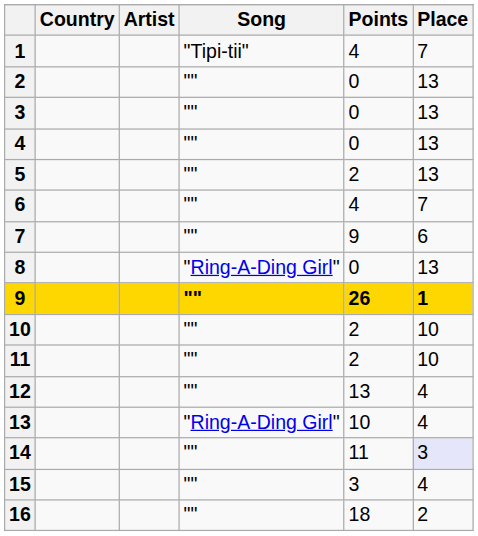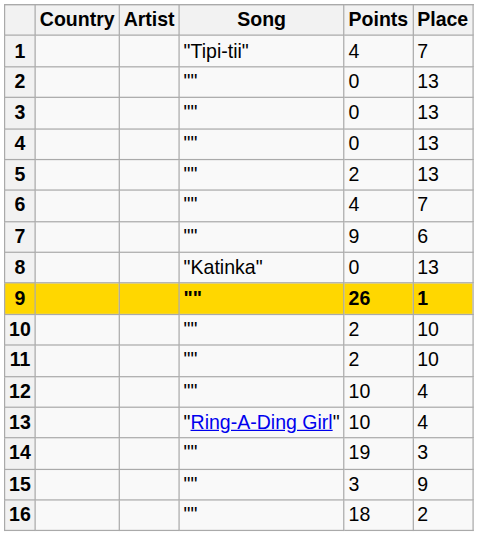(262, 267) "Ring-A-Ding Girl" -> (223, 267) "Katinka"
(359, 391) 13 -> (359, 391) 10
(359, 453) 11 -> (359, 453) 19
(423, 453) lavender background -> (423, 453) no background
(423, 484) 4 -> (423, 484) 9
